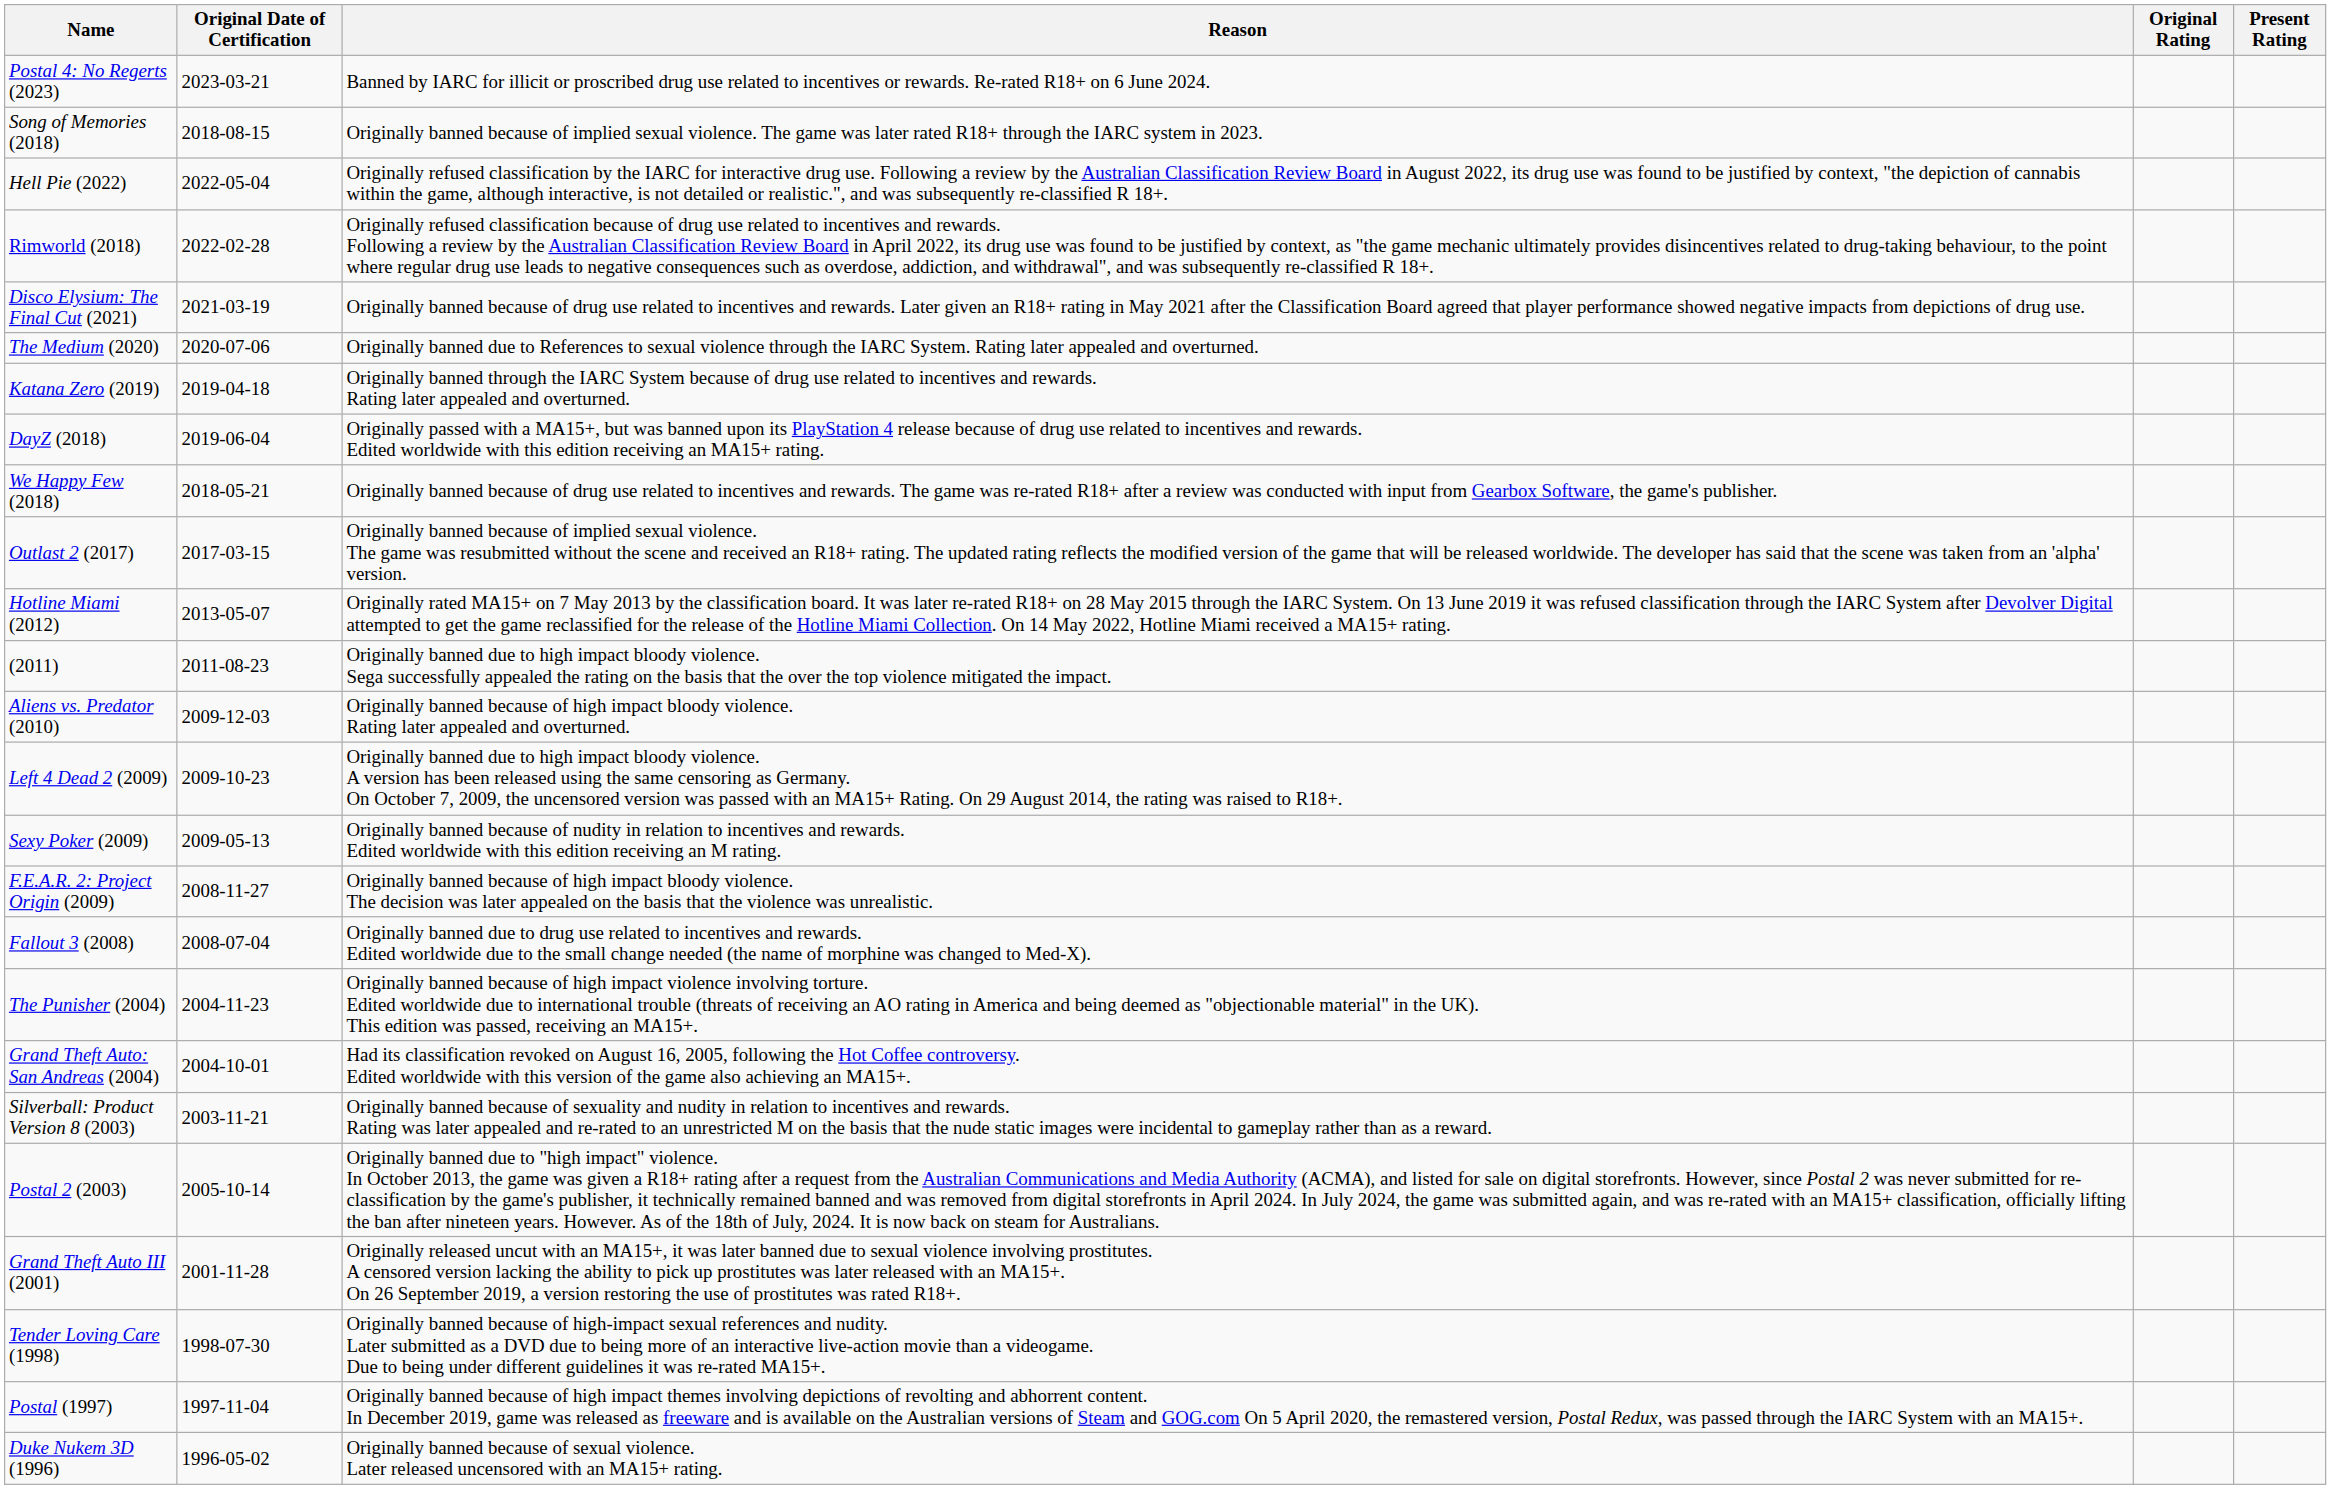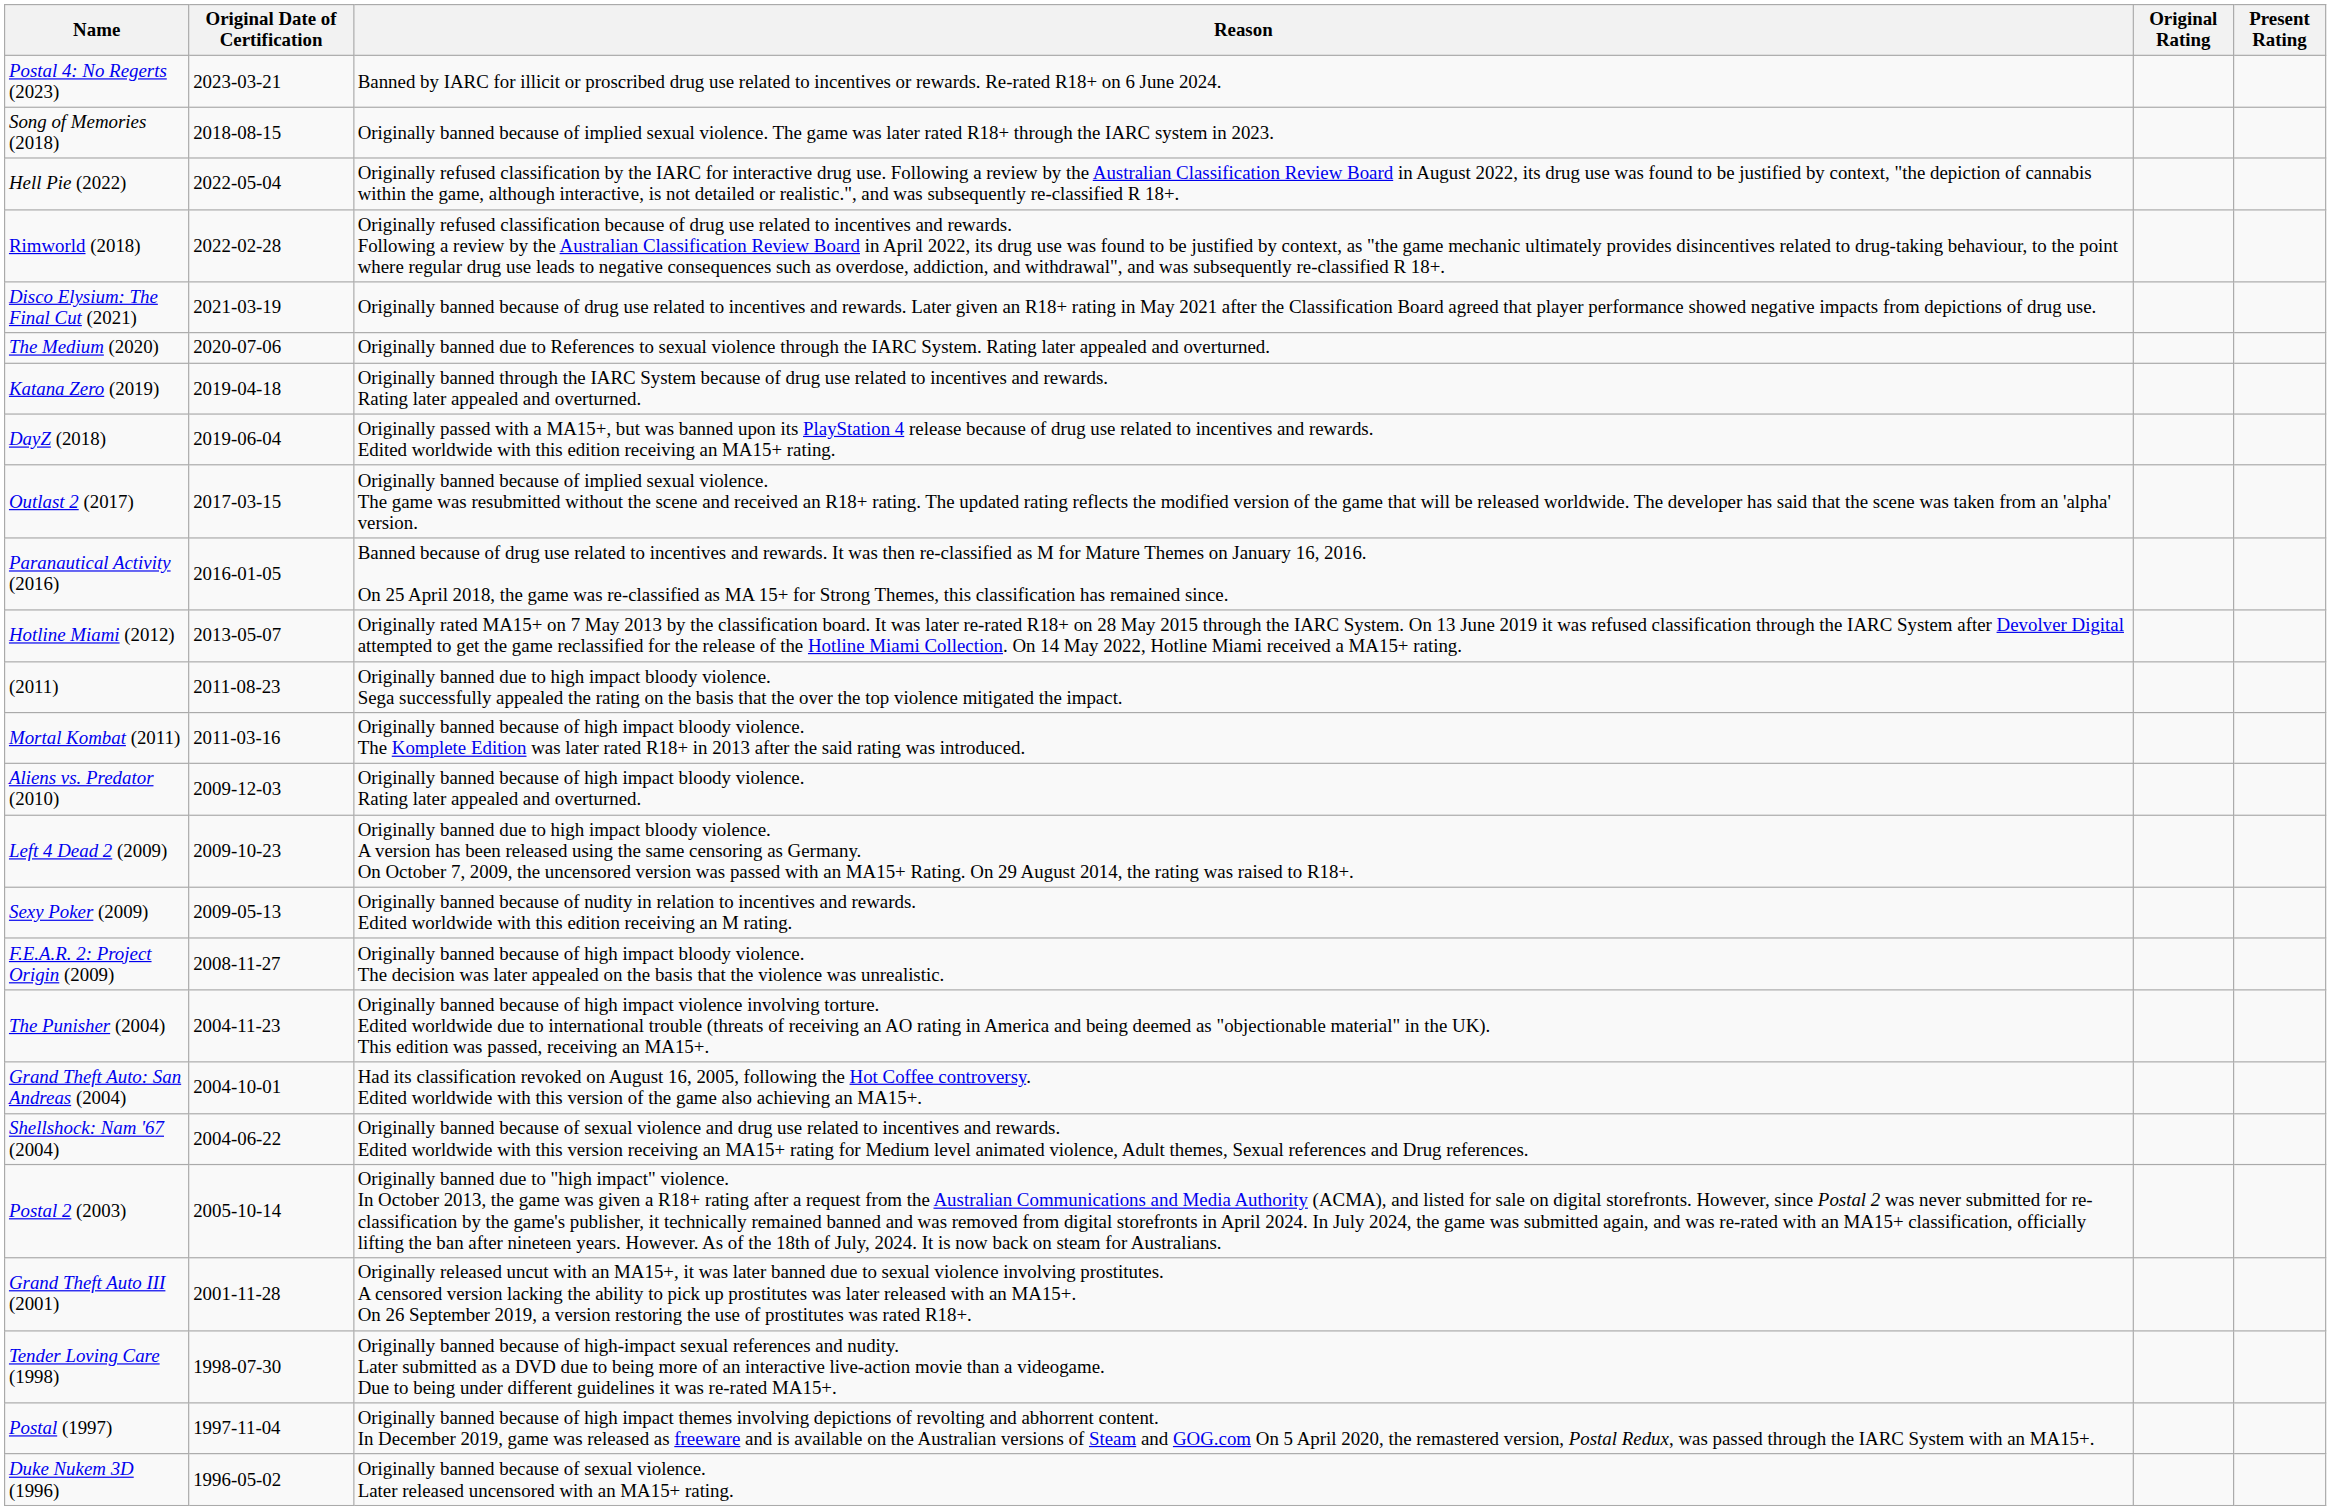- row: (66, 490)
+ row: (90, 573)
+ row: (95, 737)
- row: (71, 942)
+ row: (86, 1138)
- row: (81, 1117)
